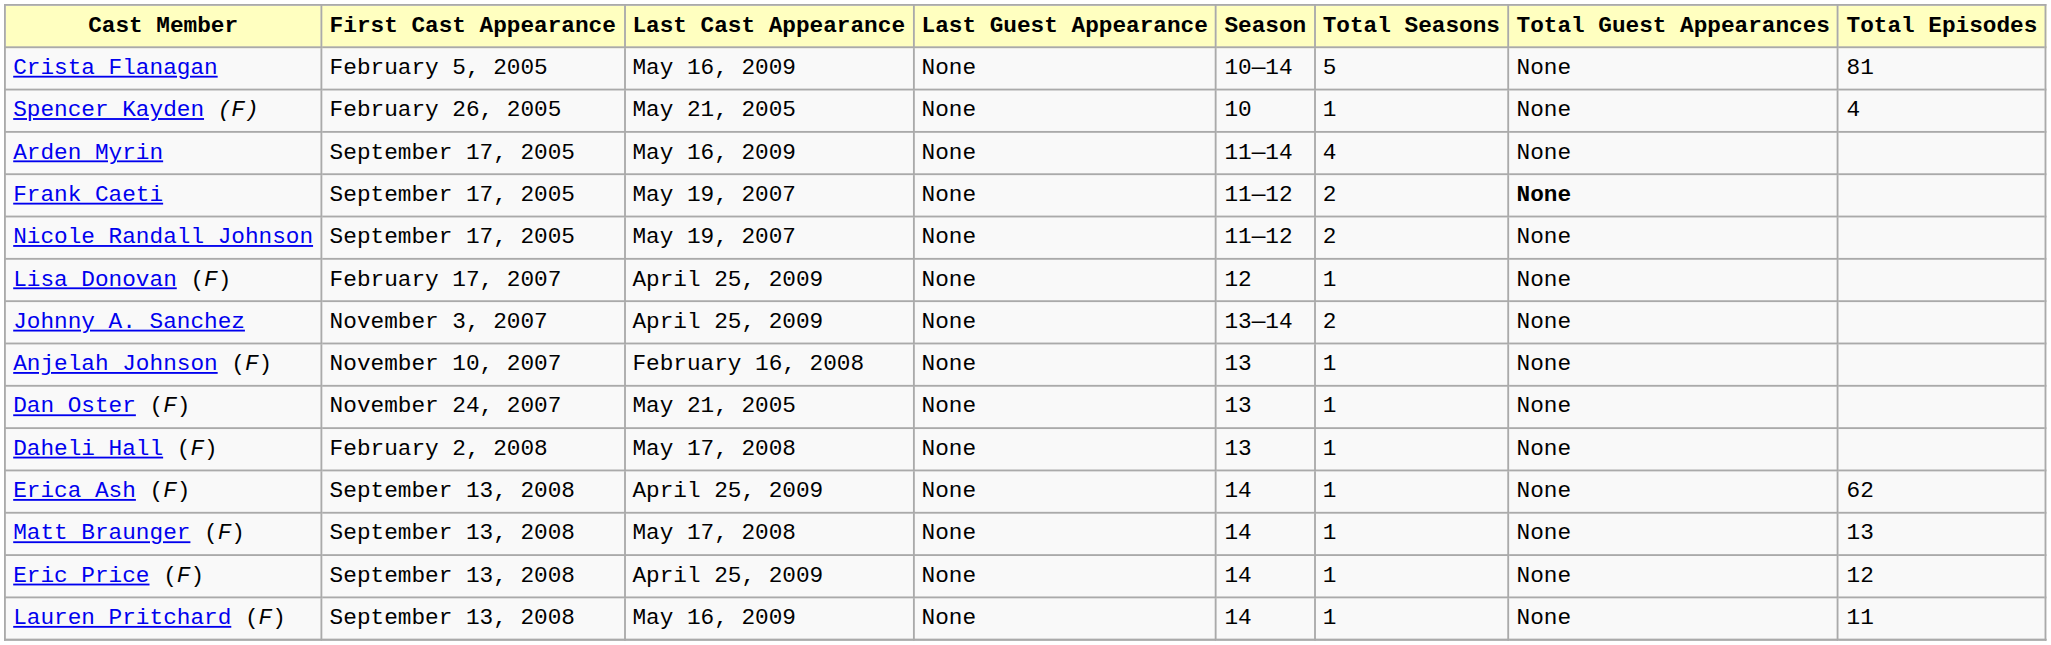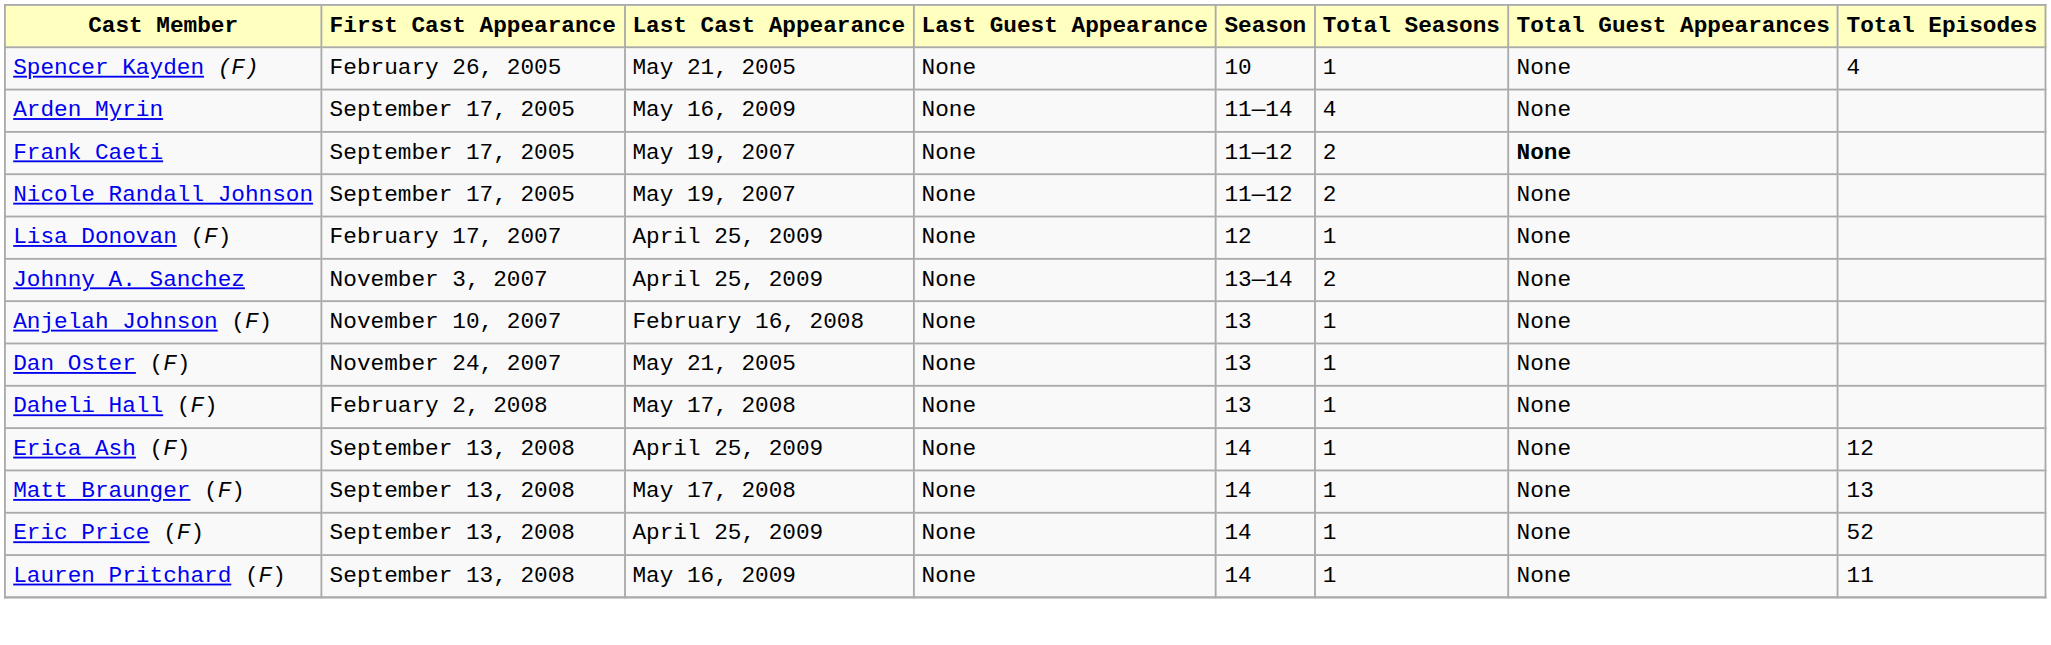- row: (115, 69)
(1860, 492) 62 -> (1860, 450) 12
(1860, 577) 12 -> (1860, 534) 52
